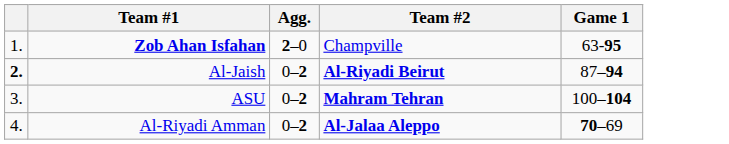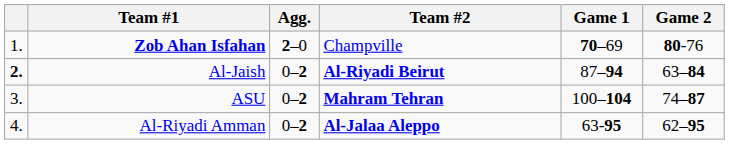+ column: (684, 17)
(602, 44) 63-95 -> (602, 44) 70–69
(602, 125) 70–69 -> (602, 125) 63-95
